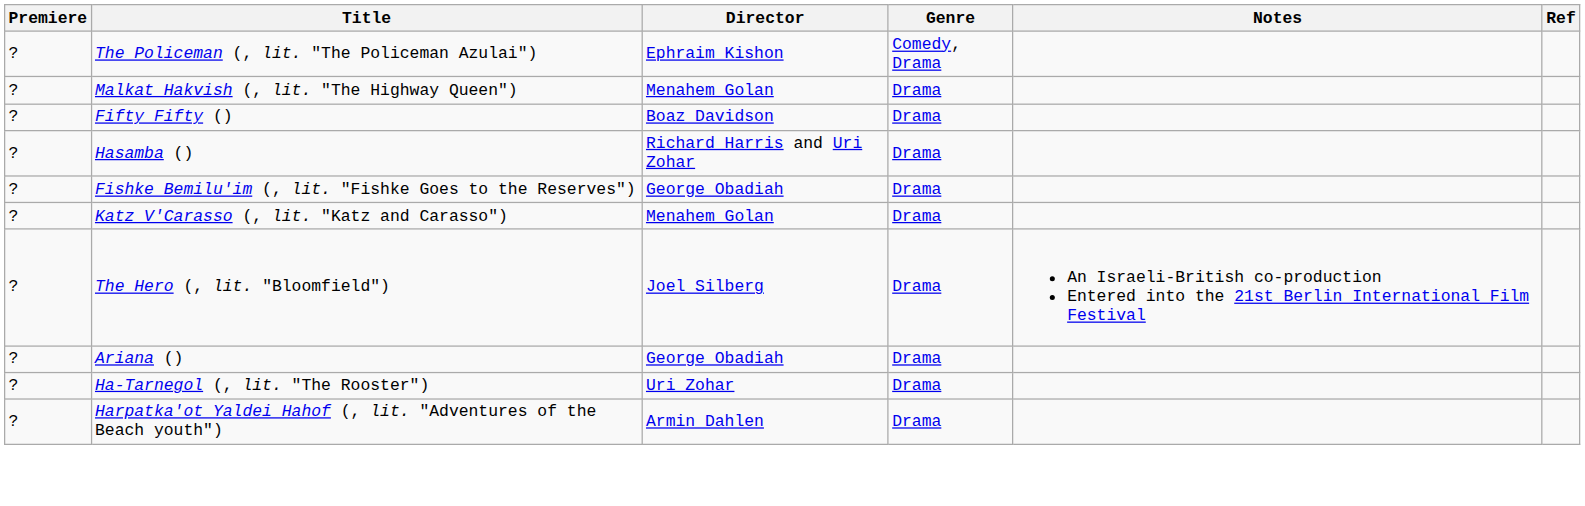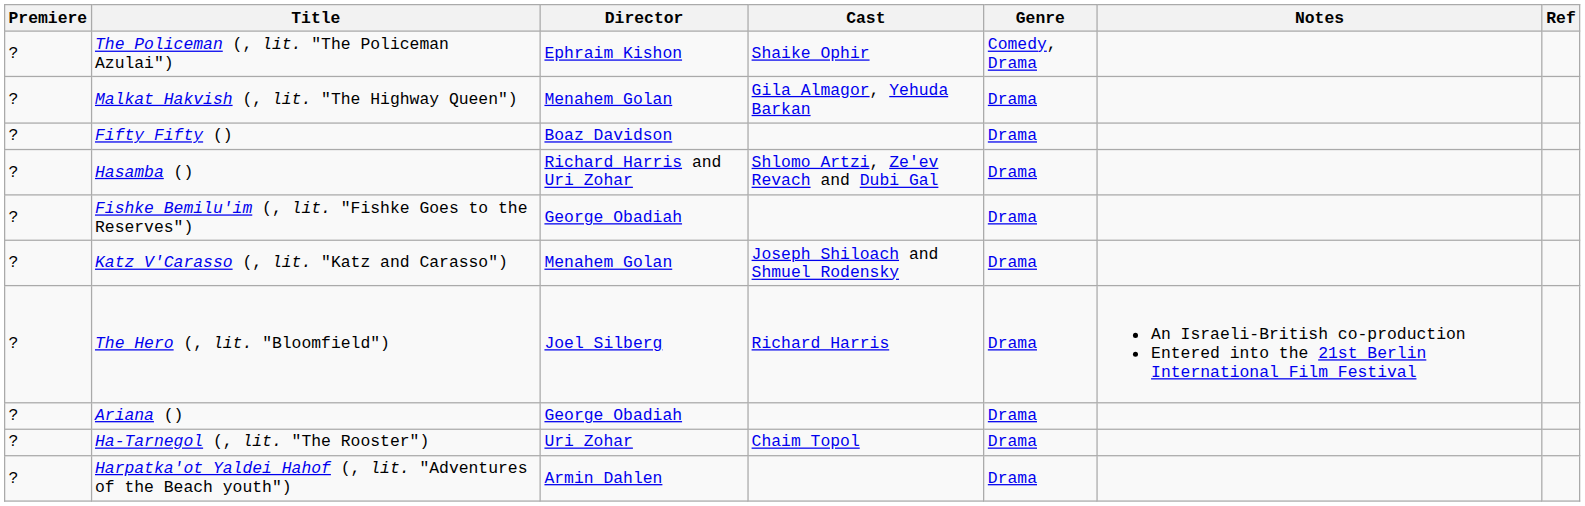+ column: (866, 18)
